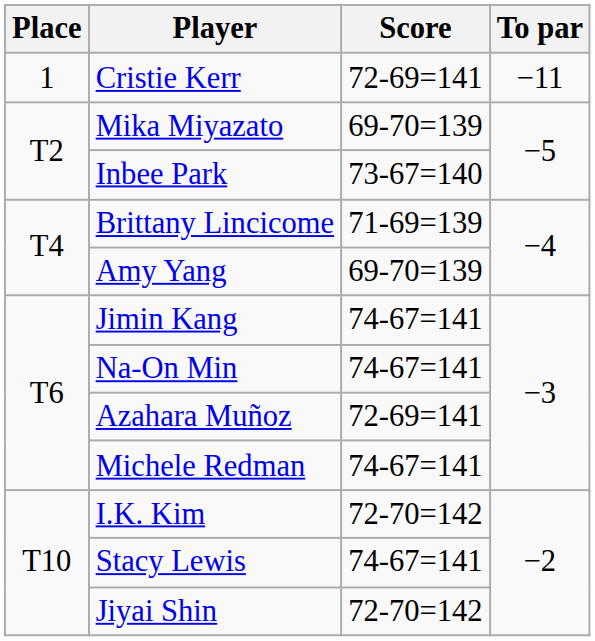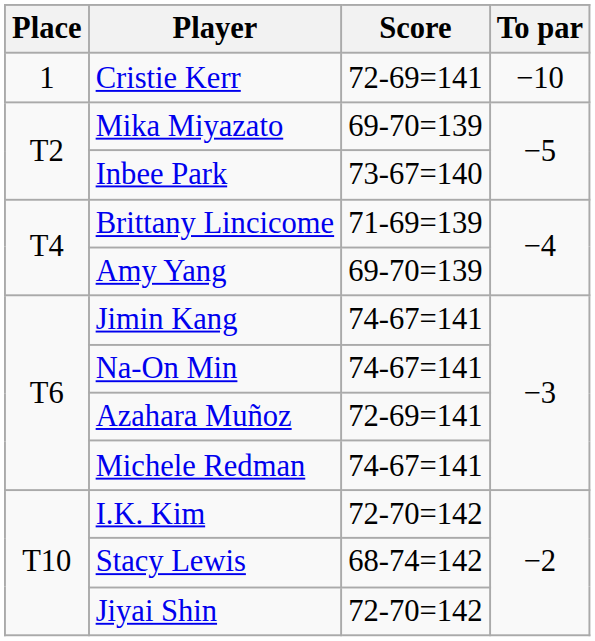(540, 77) −11 -> (540, 77) −10
(415, 561) 74-67=141 -> (415, 561) 68-74=142
